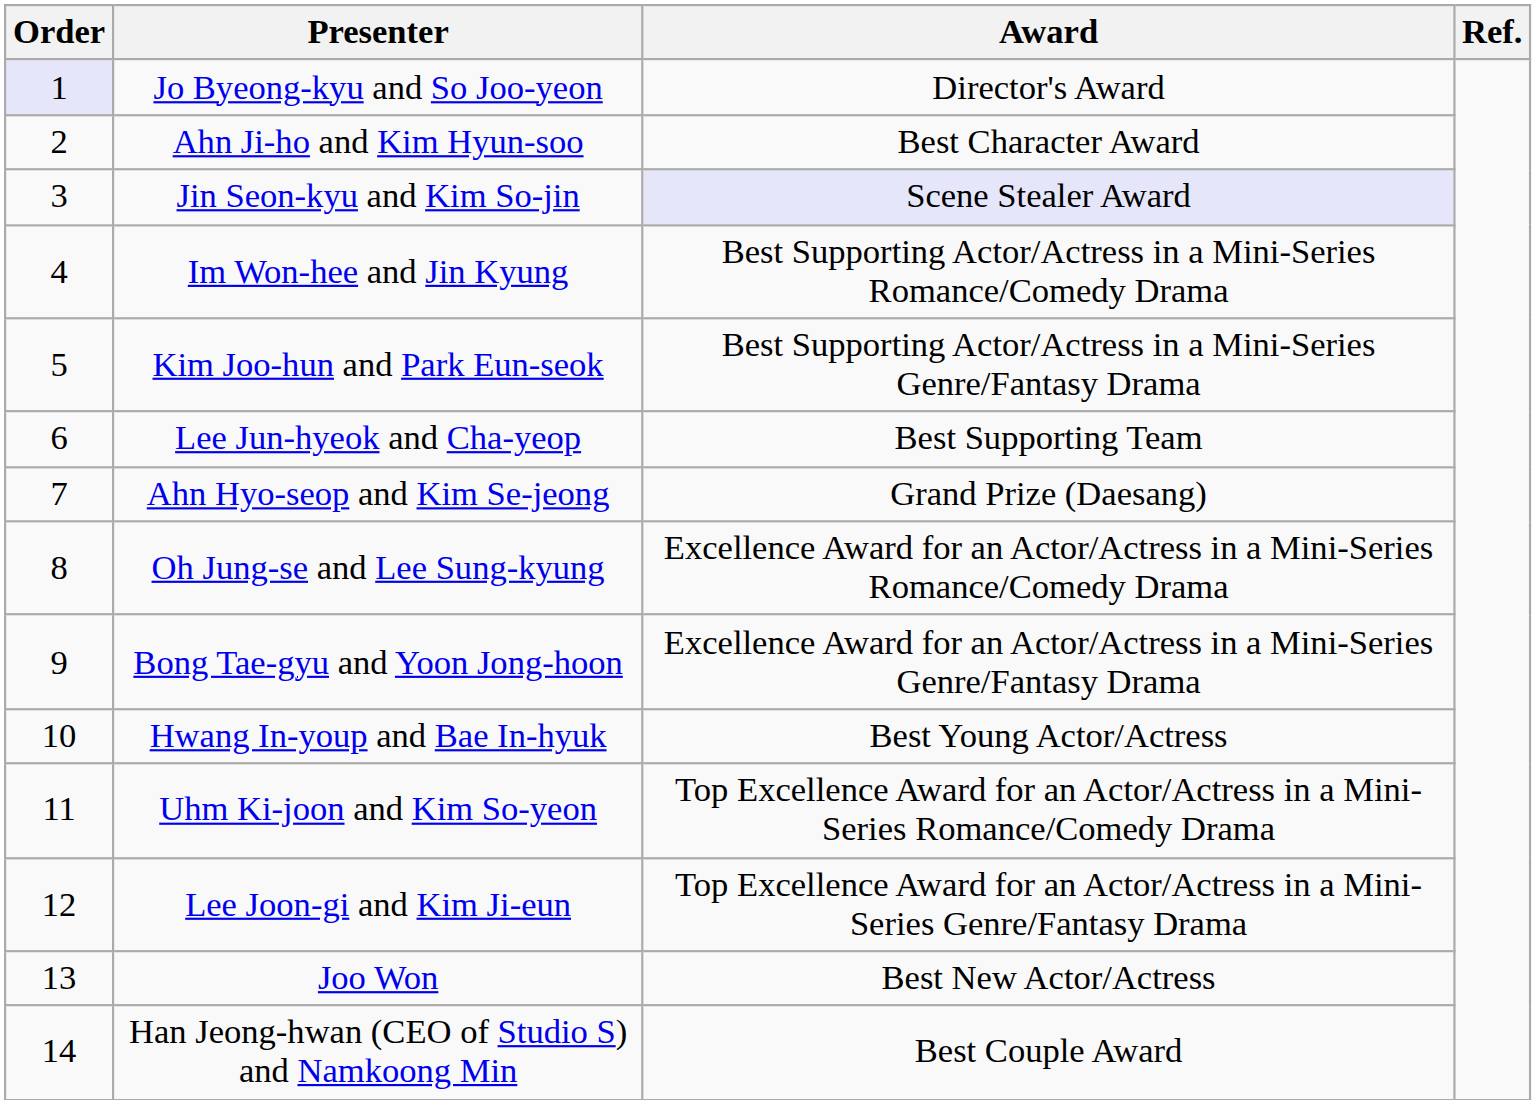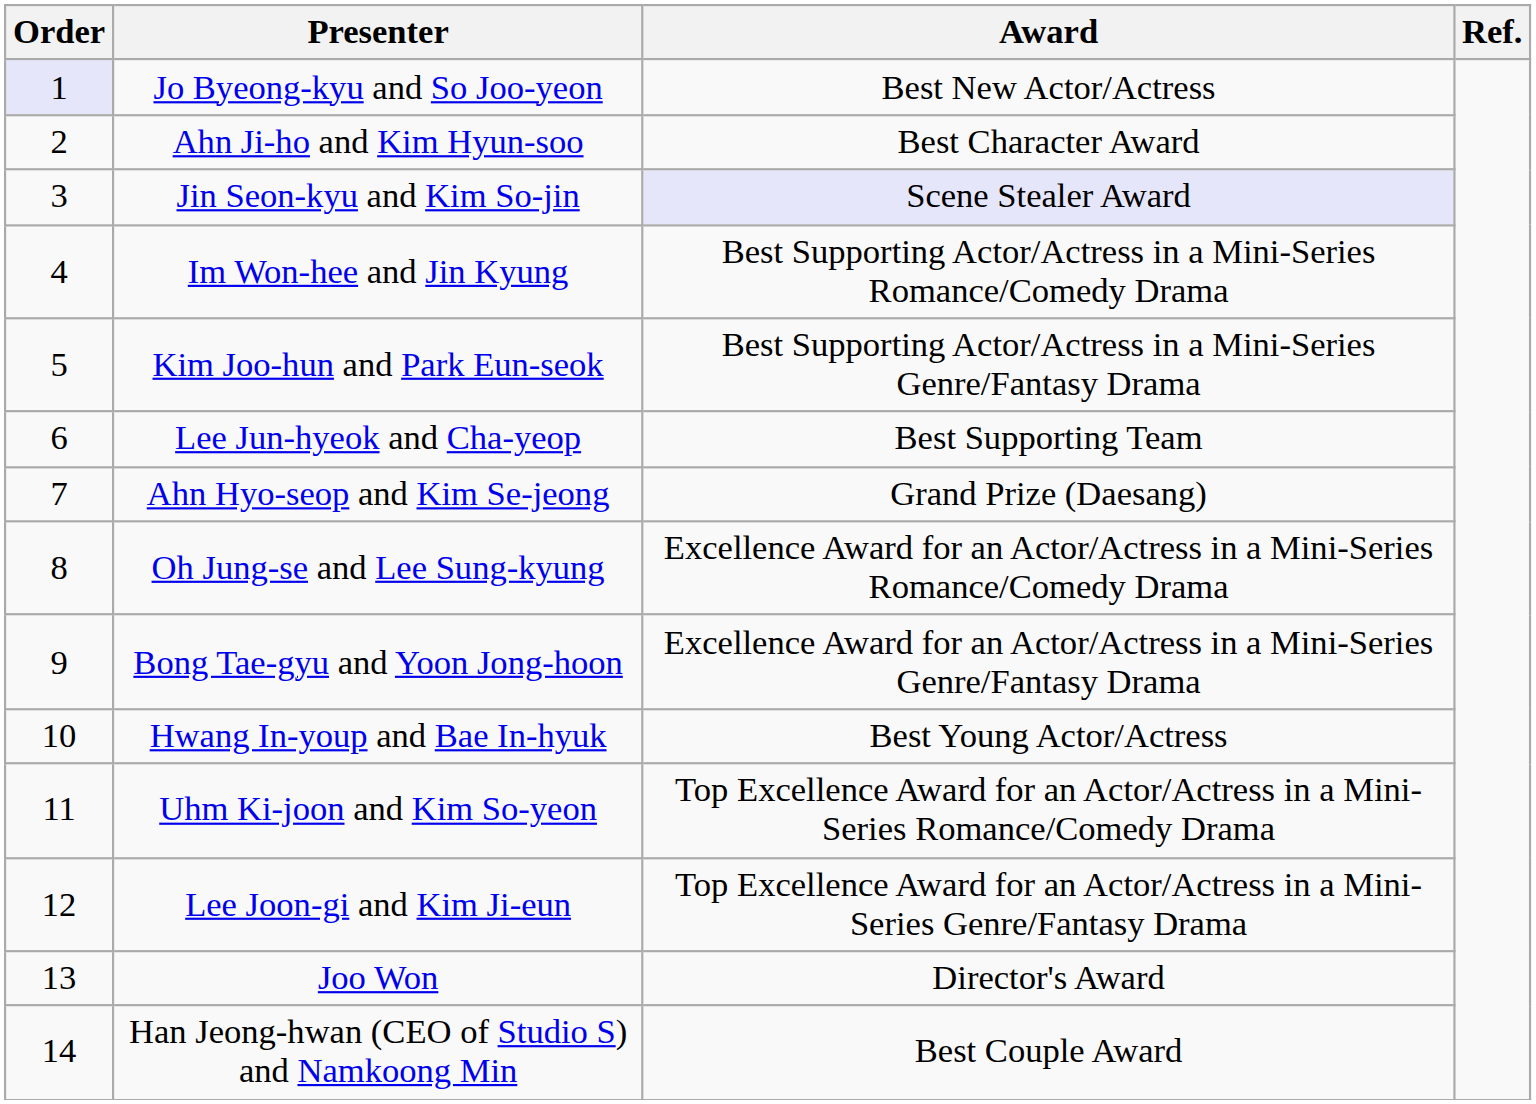(1049, 86) Director's Award -> (1049, 86) Best New Actor/Actress
(1049, 977) Best New Actor/Actress -> (1049, 977) Director's Award
